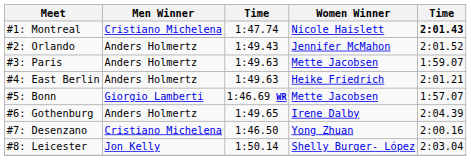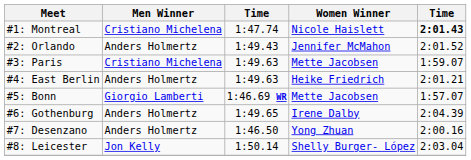(151, 63) Anders Holmertz -> (163, 63) Cristiano Michelena
(163, 130) Cristiano Michelena -> (151, 130) Anders Holmertz
